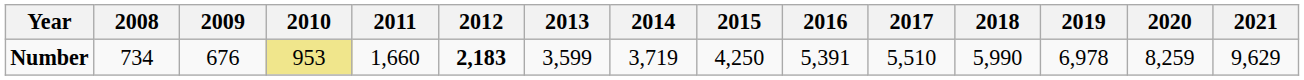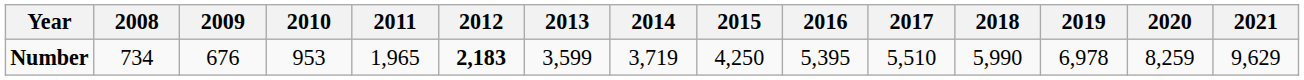(309, 57) khaki background -> (309, 57) no background
(395, 57) 1,660 -> (395, 57) 1,965
(825, 57) 5,391 -> (825, 57) 5,395
